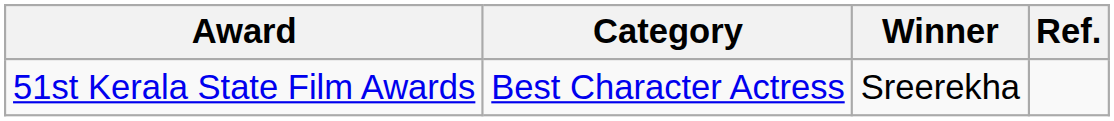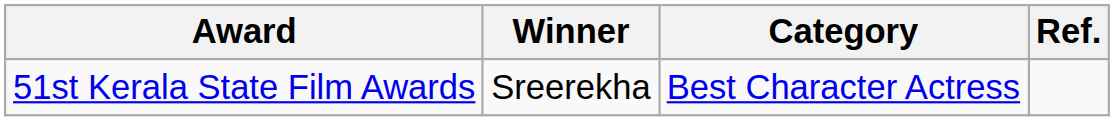columns swapped: (668, 31) <-> (940, 31)
